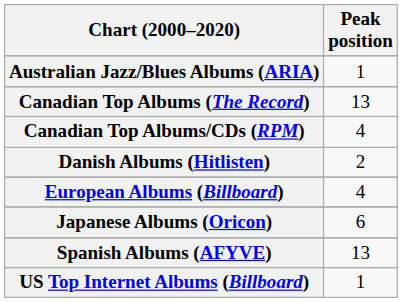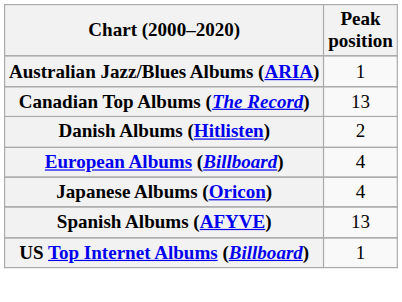- row: (164, 131)
(361, 222) 6 -> (361, 191) 4
